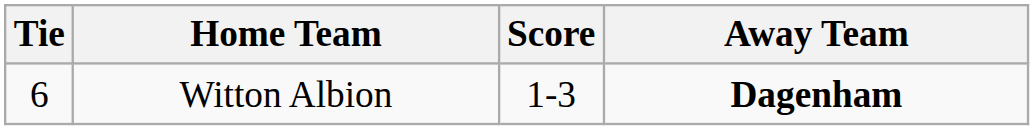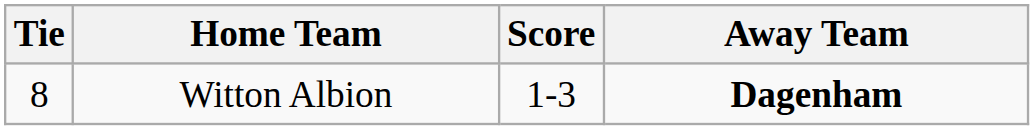(39, 93) 6 -> (39, 93) 8
